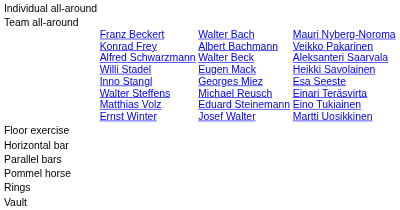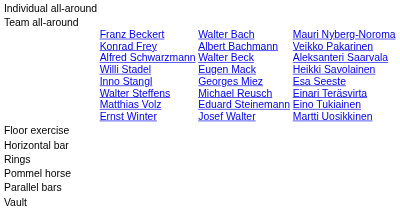rows swapped: (33, 159) <-> (17, 188)
